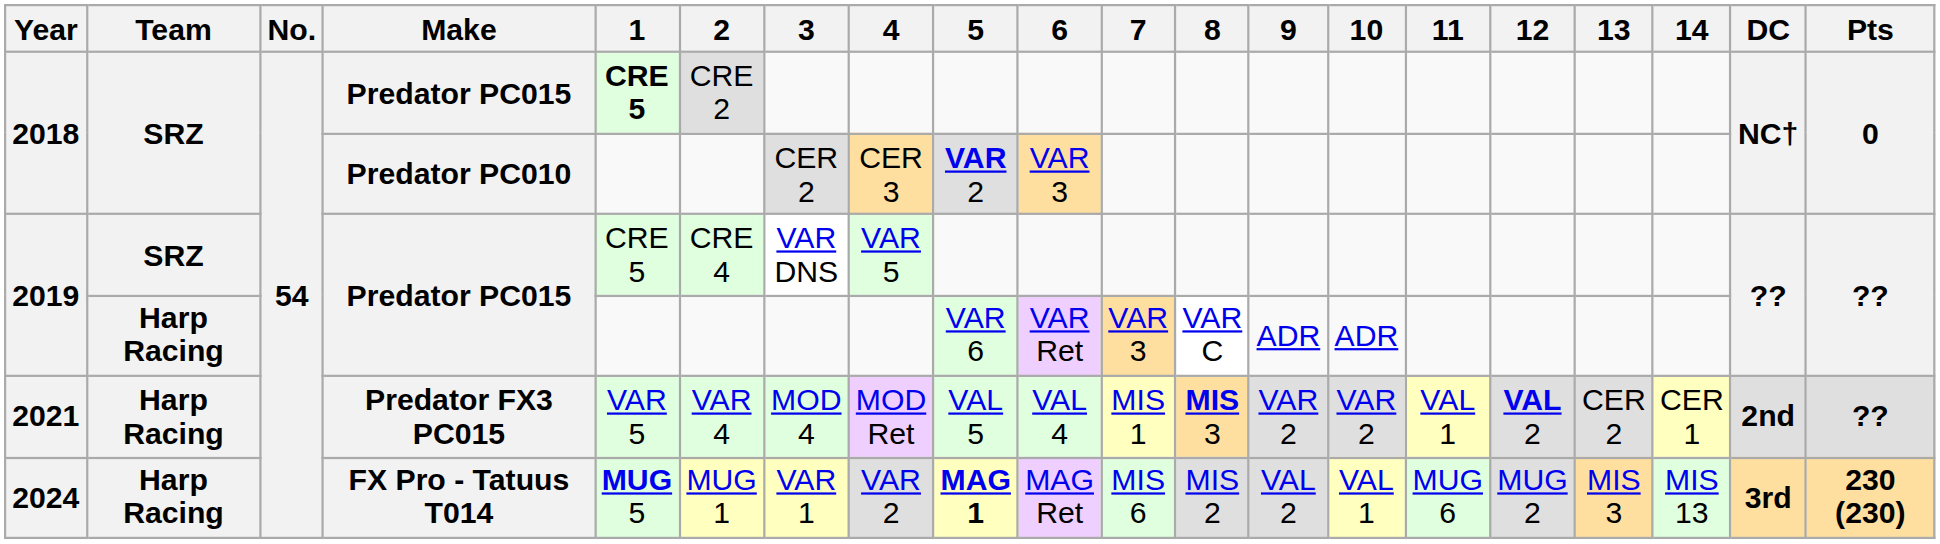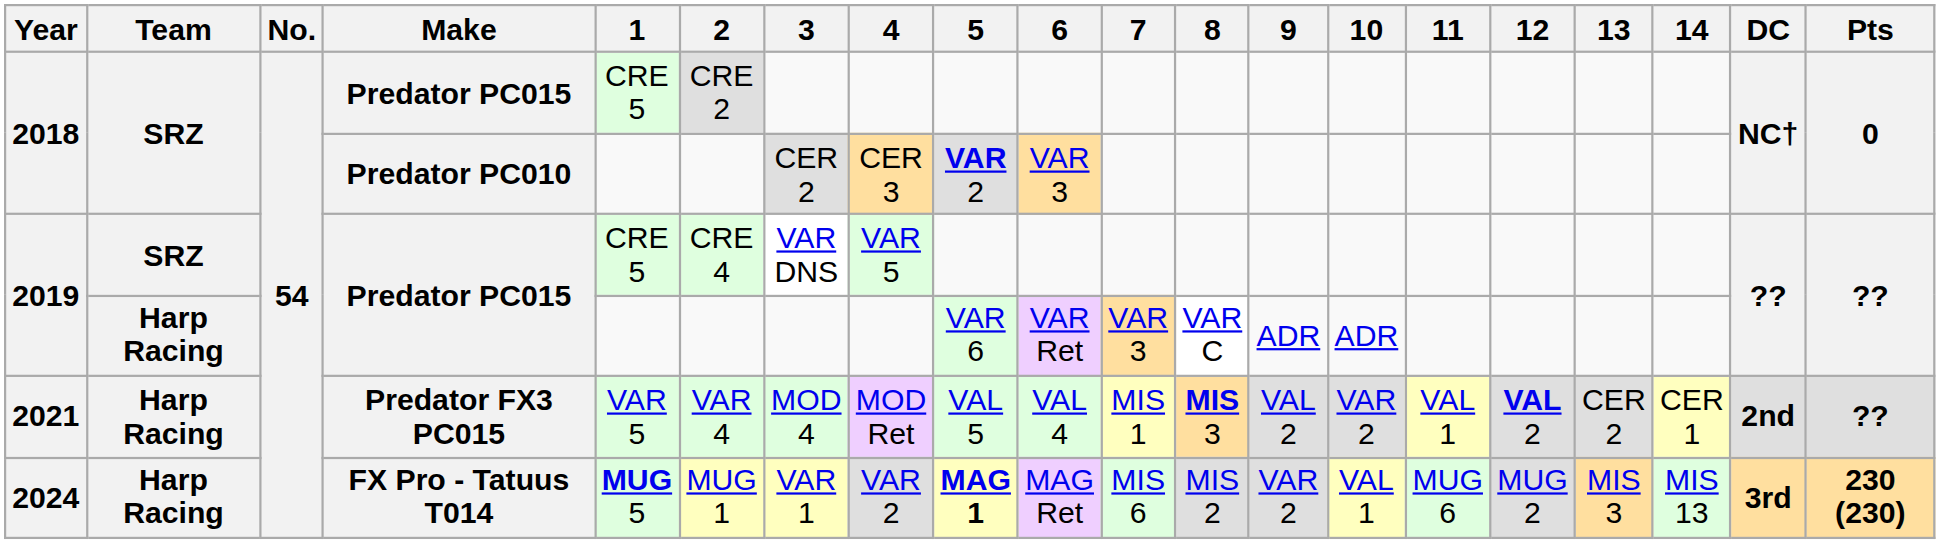(637, 93) bold -> (637, 93) normal
(1288, 416) VAR 2 -> (1288, 416) VAL 2
(1288, 497) VAL 2 -> (1288, 497) VAR 2
